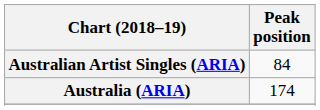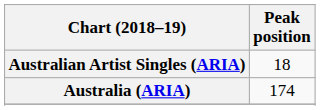(282, 63) 84 -> (282, 63) 18
